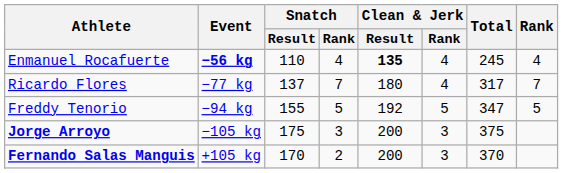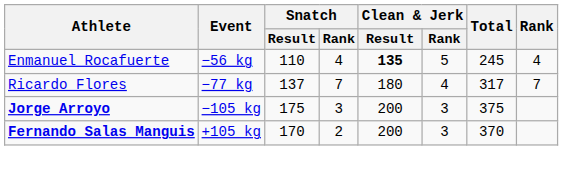(227, 61) bold -> (227, 61) normal
(444, 61) 4 -> (444, 61) 5
- row: (67, 109)
